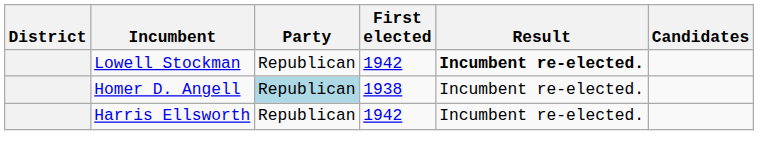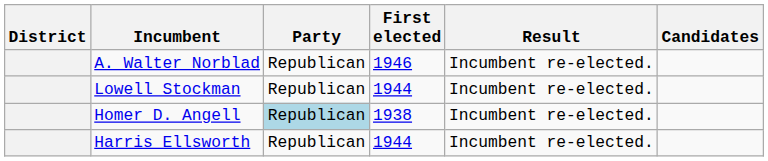+ row: (177, 63)
(383, 63) 1942 -> (393, 90) 1944
(542, 63) bold -> (551, 90) normal
(383, 116) 1942 -> (393, 143) 1944
